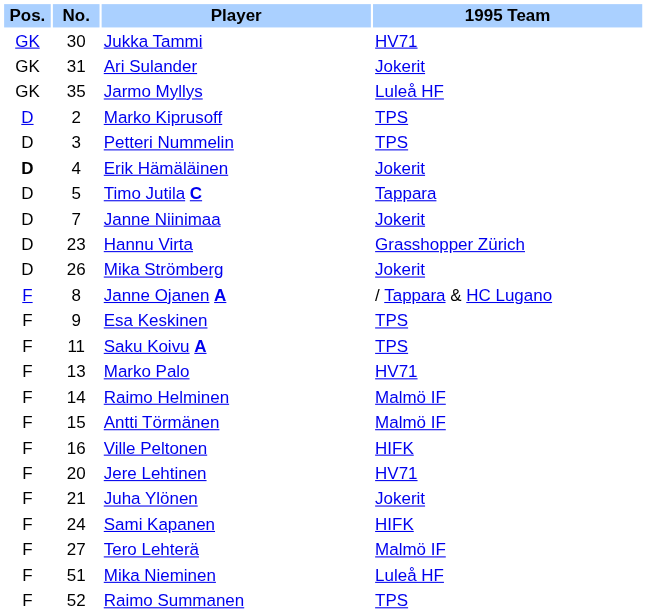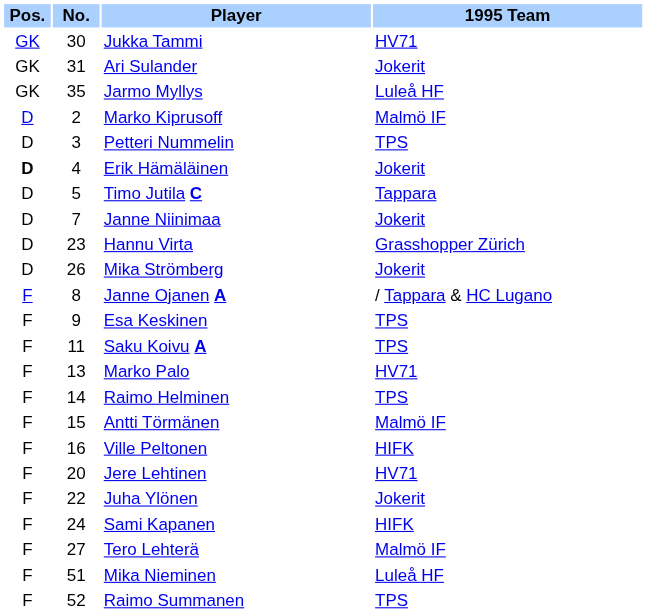(392, 117) TPS -> (410, 117) Malmö IF
(410, 397) Malmö IF -> (392, 397) TPS
(76, 499) 21 -> (76, 499) 22
